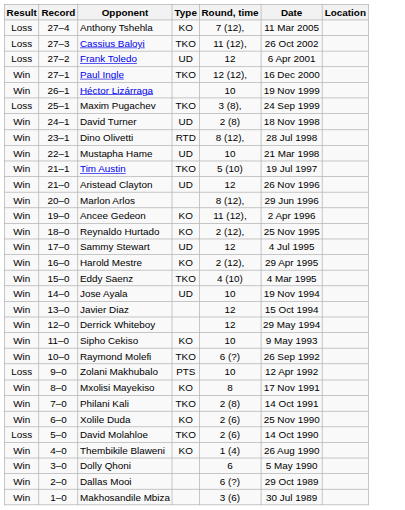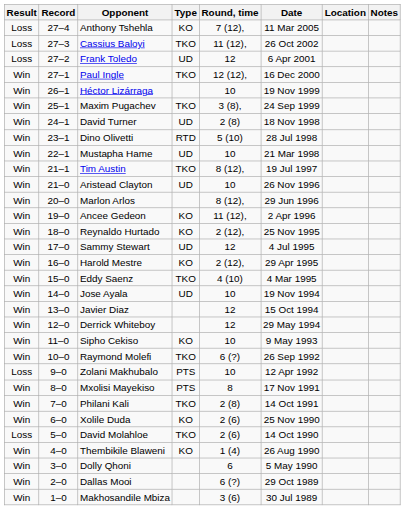+ column: (384, 12)
(22, 106) Loss -> (22, 106) Win
(230, 137) 8 (12), -> (230, 137) 5 (10)
(230, 169) 5 (10) -> (230, 169) 8 (12),
(230, 184) 12 -> (230, 184) 10
(186, 388) KO -> (186, 388) PTS
